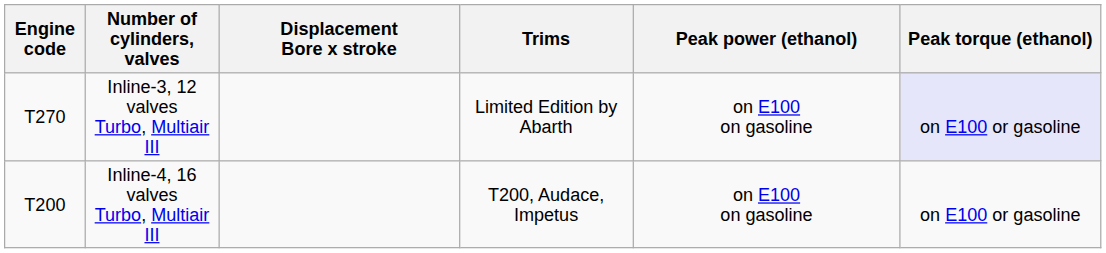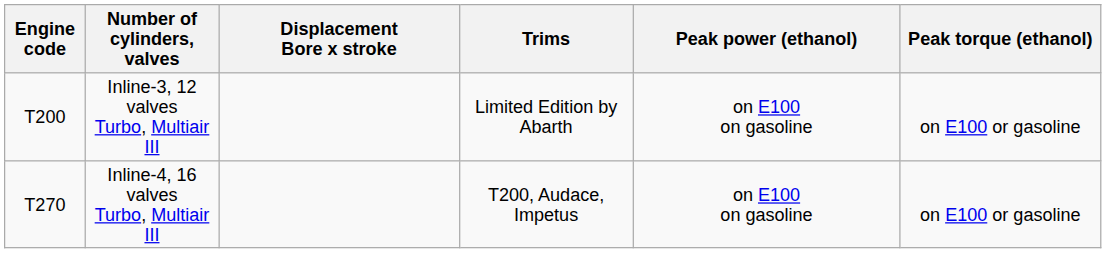(45, 116) T270 -> (45, 116) T200
(1000, 126) lavender background -> (1000, 126) no background
(45, 204) T200 -> (45, 204) T270
